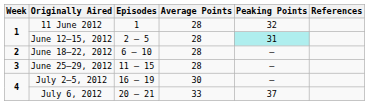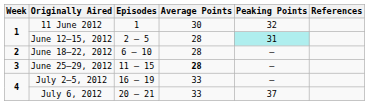(196, 25) 28 -> (196, 25) 30
(196, 66) normal -> (196, 66) bold
(196, 80) 30 -> (196, 80) 33
